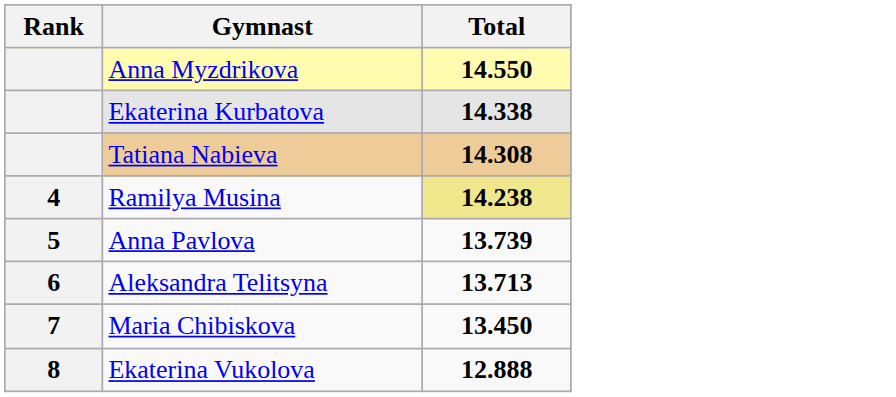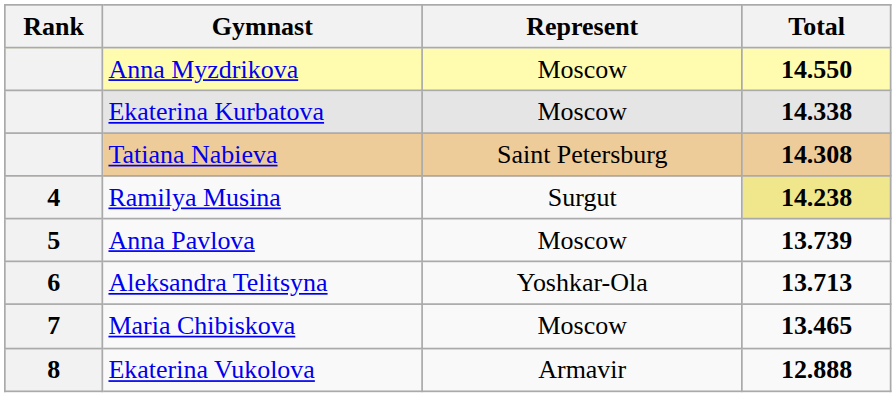+ column: (582, 26)
(497, 326) 13.450 -> (817, 326) 13.465
